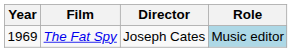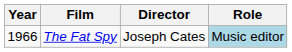(22, 36) 1969 -> (22, 36) 1966
